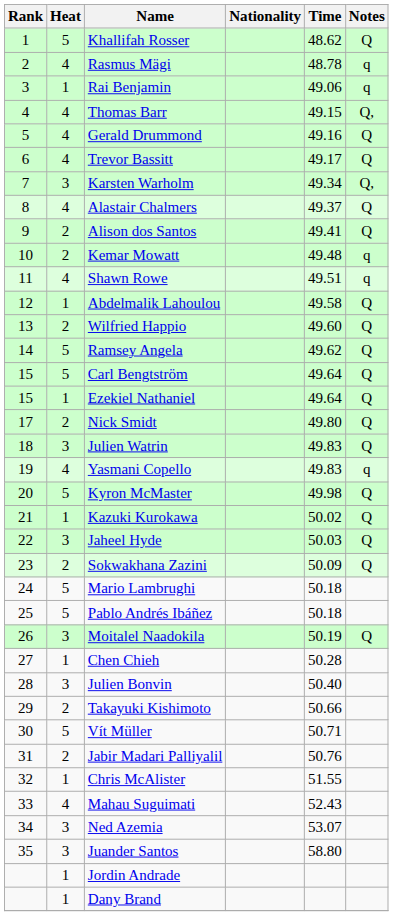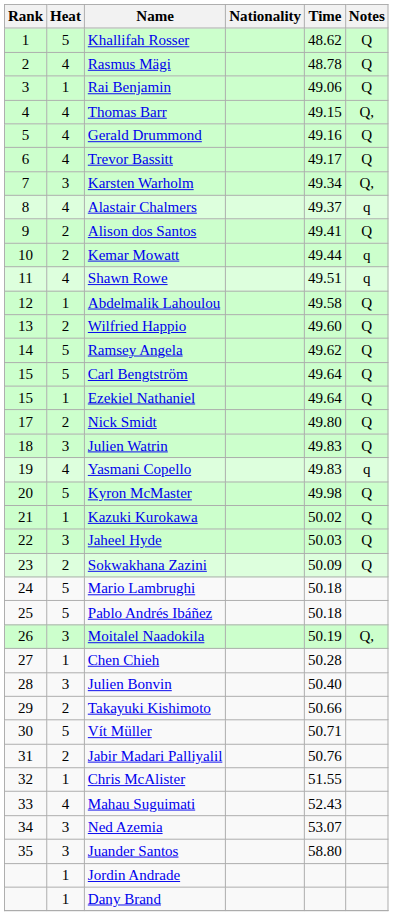(367, 64) q -> (367, 64) Q
(367, 87) q -> (367, 87) Q
(367, 207) Q -> (367, 207) q
(325, 254) 49.48 -> (325, 254) 49.44
(367, 636) Q -> (367, 636) Q,
